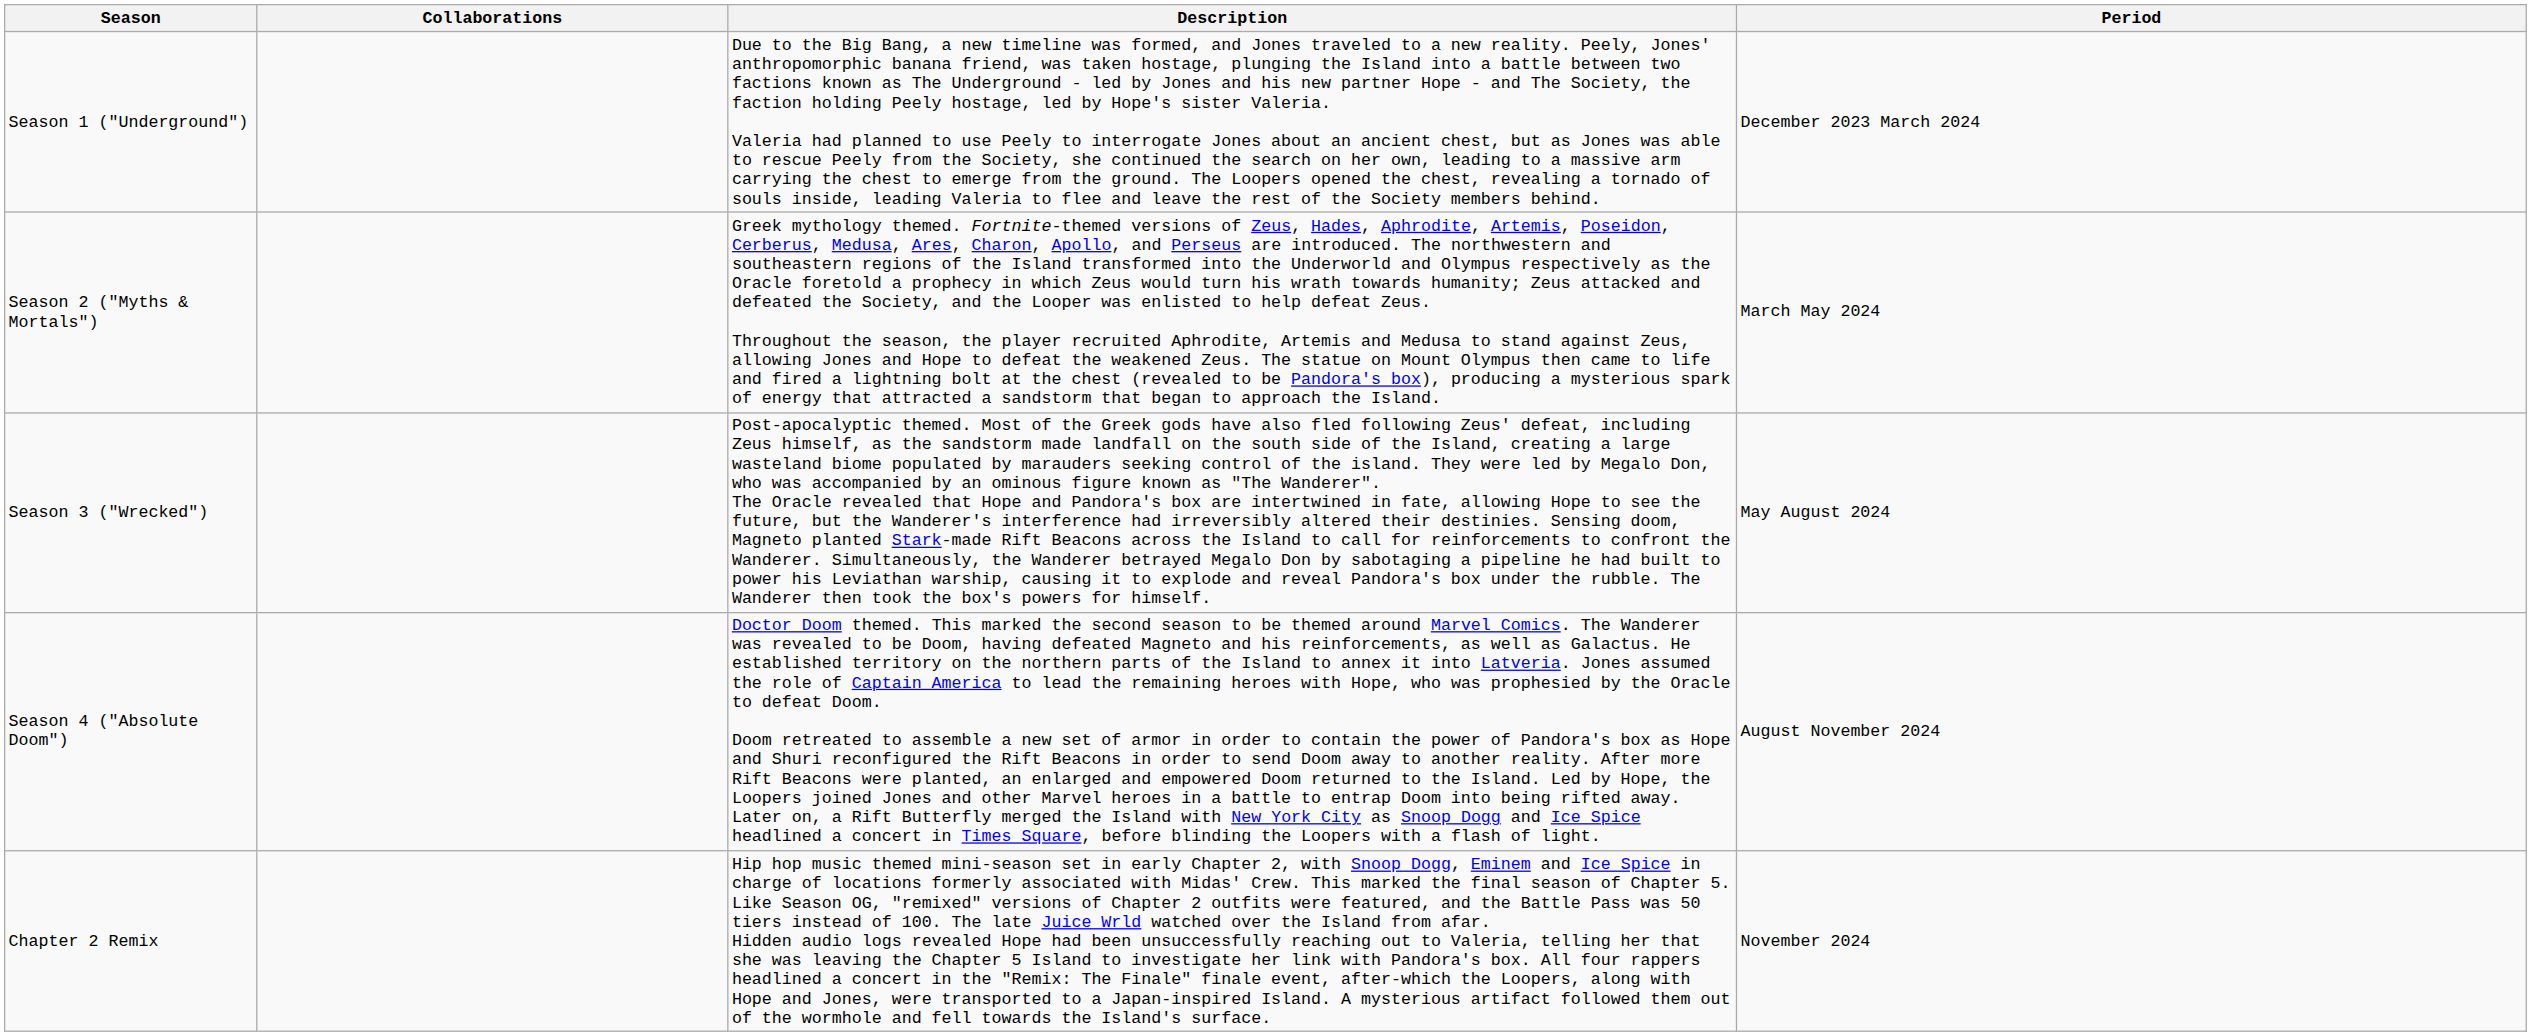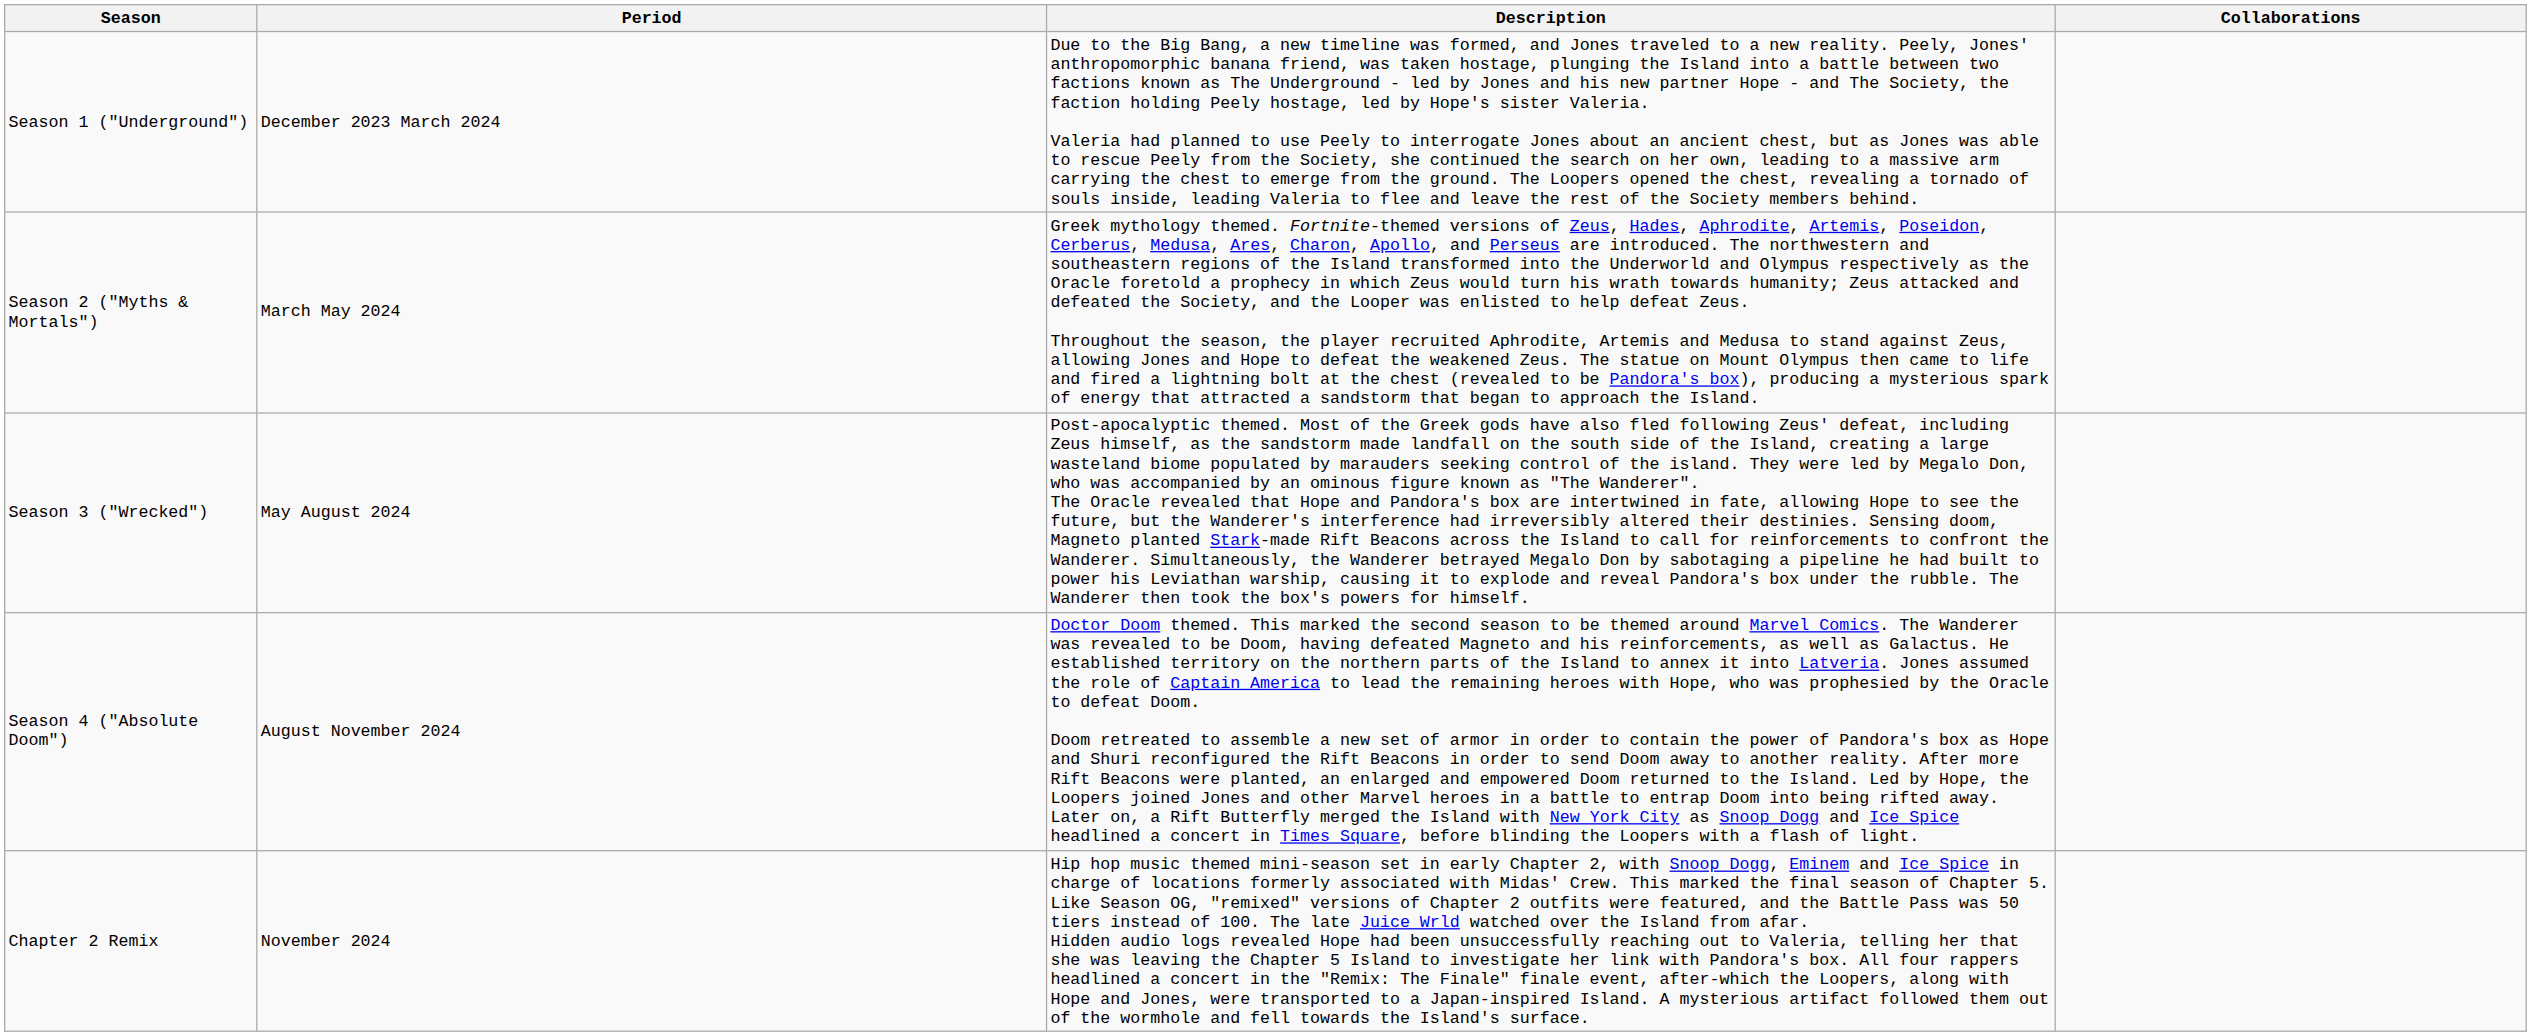columns swapped: (2131, 18) <-> (492, 18)
